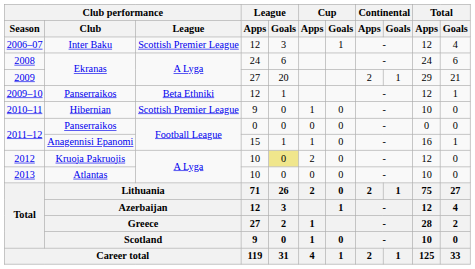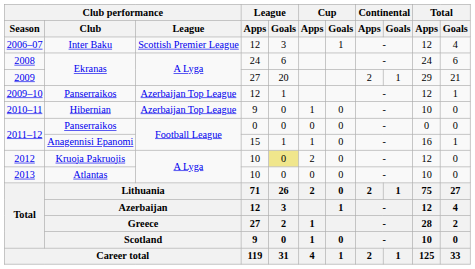(188, 93) Beta Ethniki -> (188, 93) Azerbaijan Top League
(188, 110) Scottish Premier League -> (188, 110) Azerbaijan Top League
